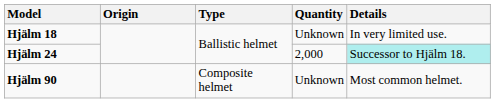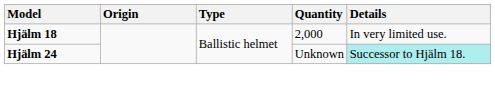(319, 34) Unknown -> (309, 34) 2,000
(309, 53) 2,000 -> (319, 53) Unknown
- row: (32, 80)
